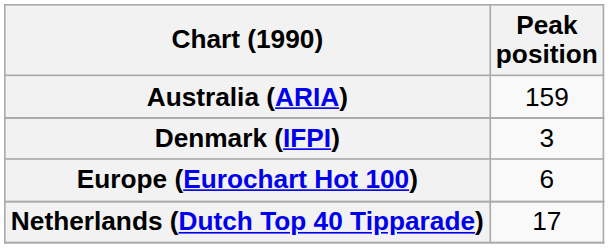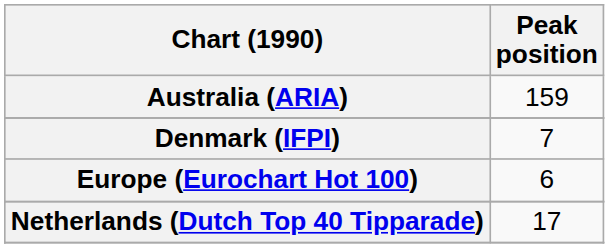(547, 138) 3 -> (547, 138) 7
